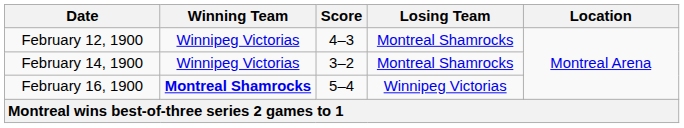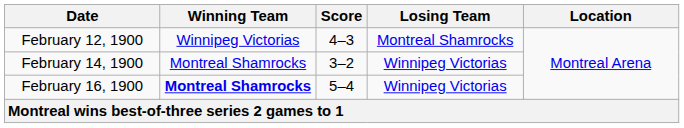(238, 63) Winnipeg Victorias -> (238, 63) Montreal Shamrocks
(445, 63) Montreal Shamrocks -> (445, 63) Winnipeg Victorias
